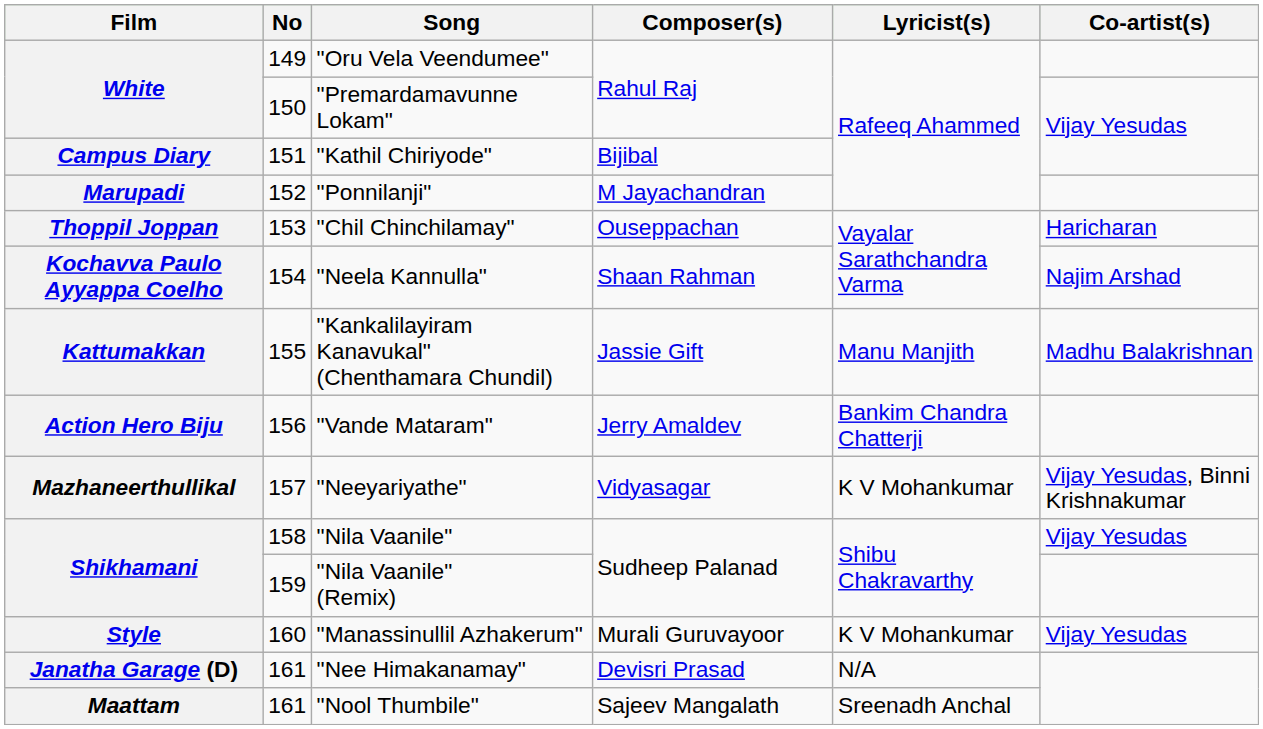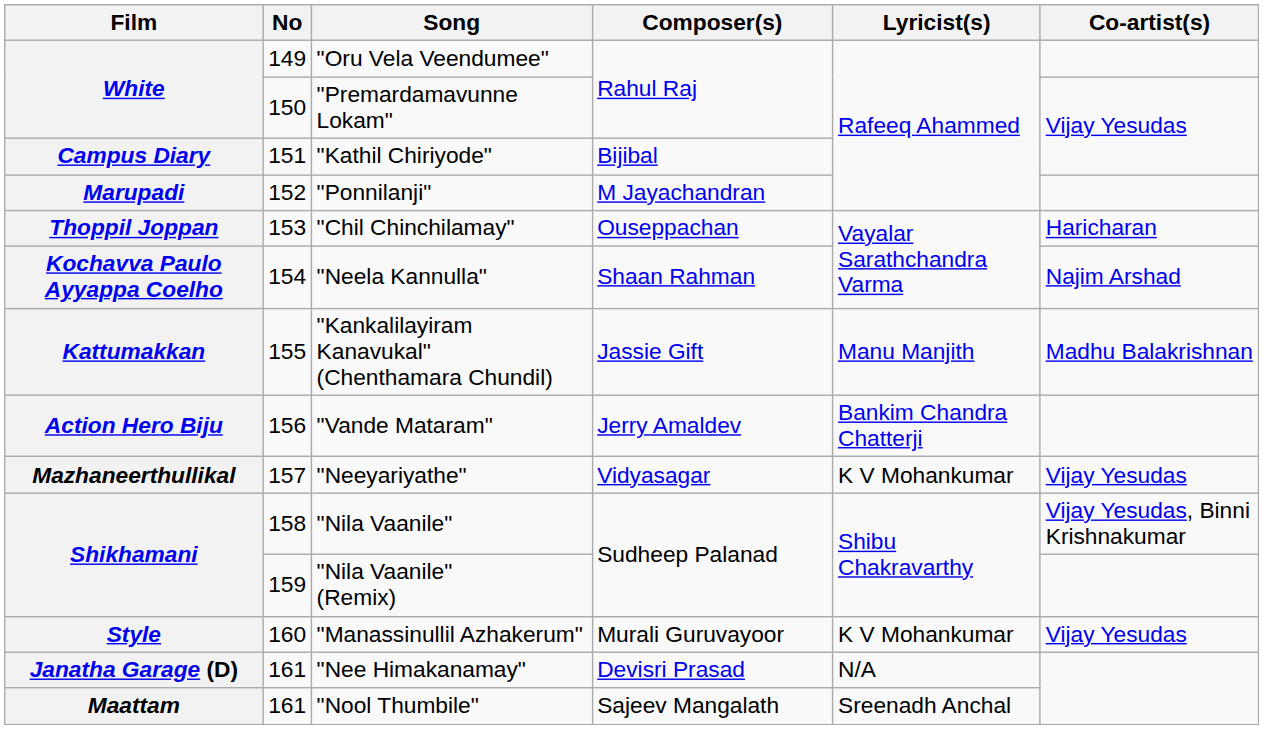(1148, 487) Vijay Yesudas, Binni Krishnakumar -> (1116, 474) Vijay Yesudas
(1116, 536) Vijay Yesudas -> (1148, 523) Vijay Yesudas, Binni Krishnakumar
